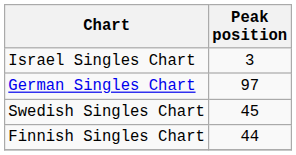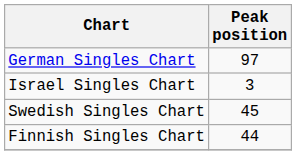rows swapped: (102, 86) <-> (102, 61)
